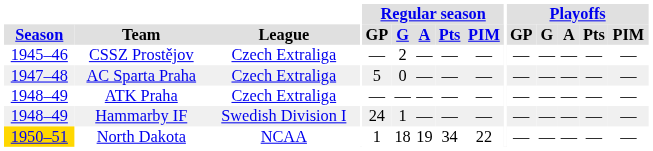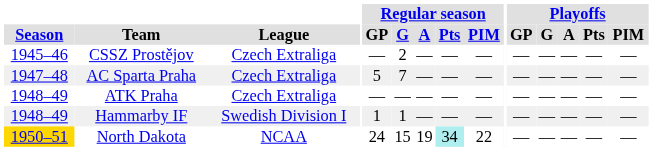(403, 75) 0 -> (403, 75) 7
(377, 116) 24 -> (377, 116) 1
(377, 136) 1 -> (377, 136) 24
(403, 136) 18 -> (403, 136) 15
(450, 136) no background -> (450, 136) paleturquoise background
